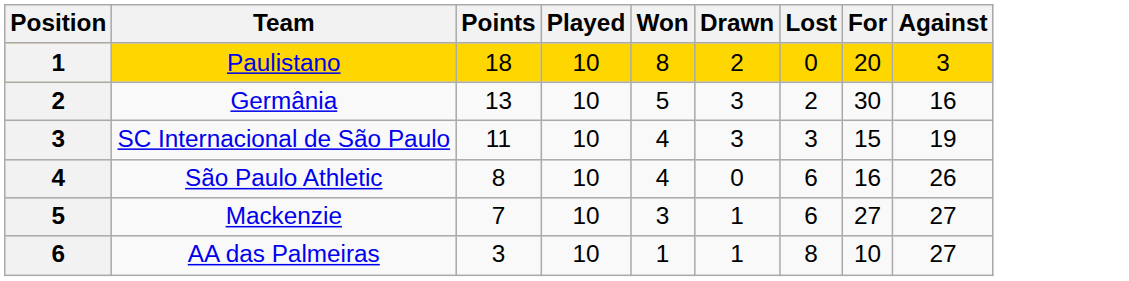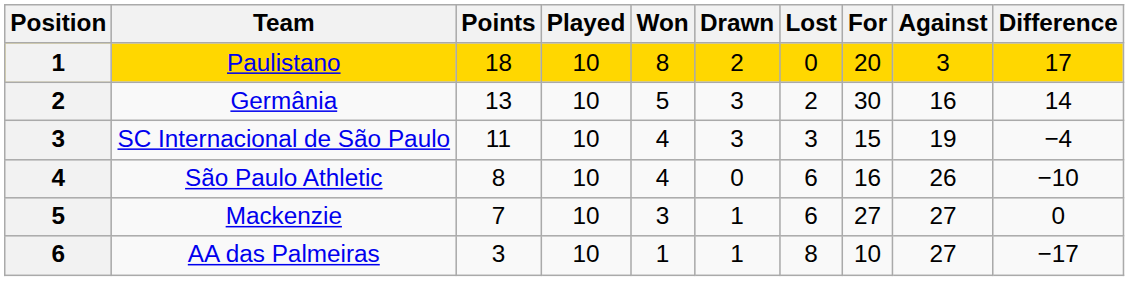+ column: (1058, 23)
